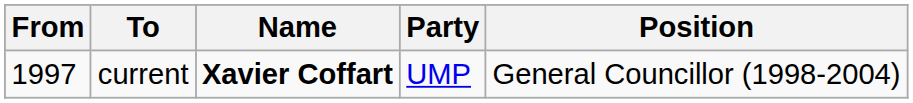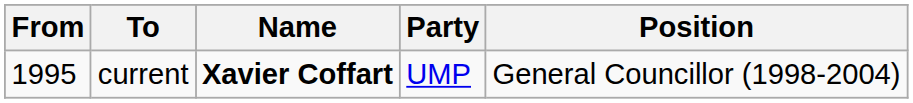(44, 73) 1997 -> (44, 73) 1995
